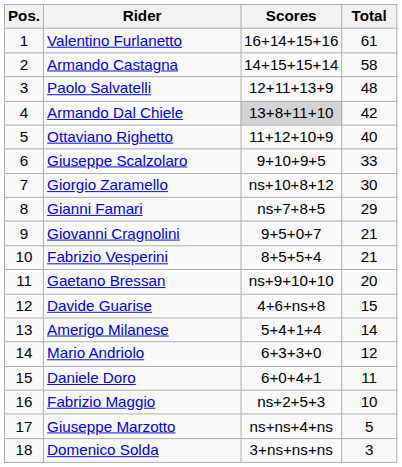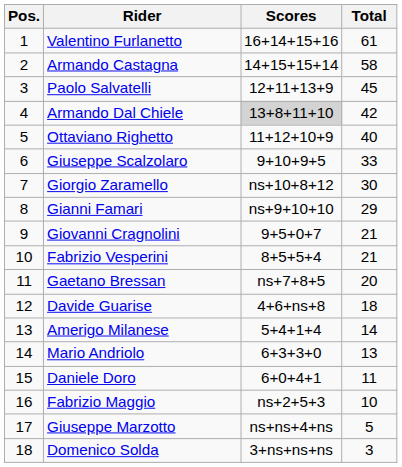(369, 88) 48 -> (369, 88) 45
(291, 209) ns+7+8+5 -> (291, 209) ns+9+10+10
(291, 281) ns+9+10+10 -> (291, 281) ns+7+8+5
(369, 305) 15 -> (369, 305) 18
(369, 354) 12 -> (369, 354) 13
